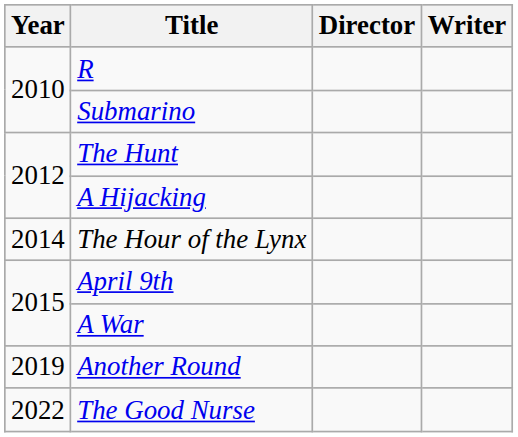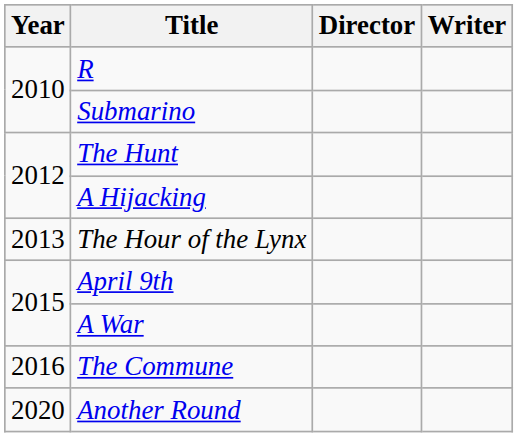(38, 238) 2014 -> (38, 238) 2013
+ row: (155, 366)
(38, 366) 2019 -> (38, 409) 2020
- row: (166, 409)
